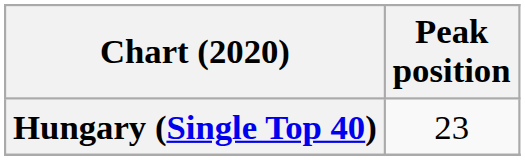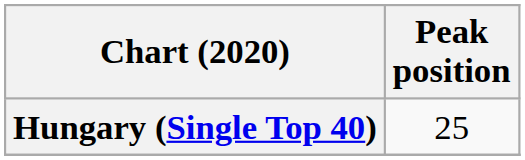(452, 126) 23 -> (452, 126) 25
